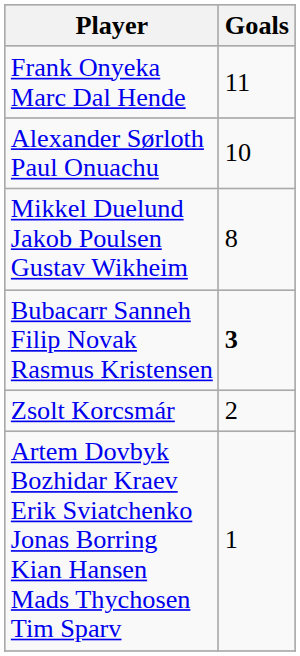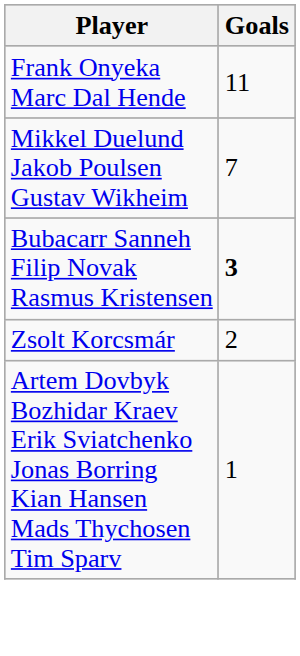- row: (107, 152)
(231, 238) 8 -> (231, 167) 7
